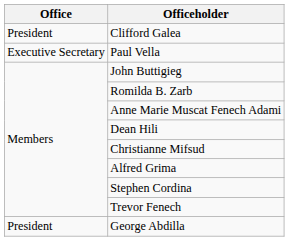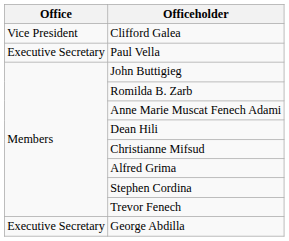(30, 33) President -> (42, 33) Vice President
(30, 226) President -> (56, 226) Executive Secretary
